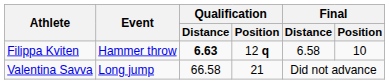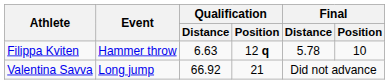(206, 51) bold -> (206, 51) normal
(308, 51) 6.58 -> (308, 51) 5.78
(206, 70) 66.58 -> (206, 70) 66.92
